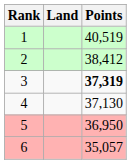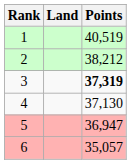(104, 59) 38,412 -> (104, 59) 38,212
(104, 125) 36,950 -> (104, 125) 36,947
